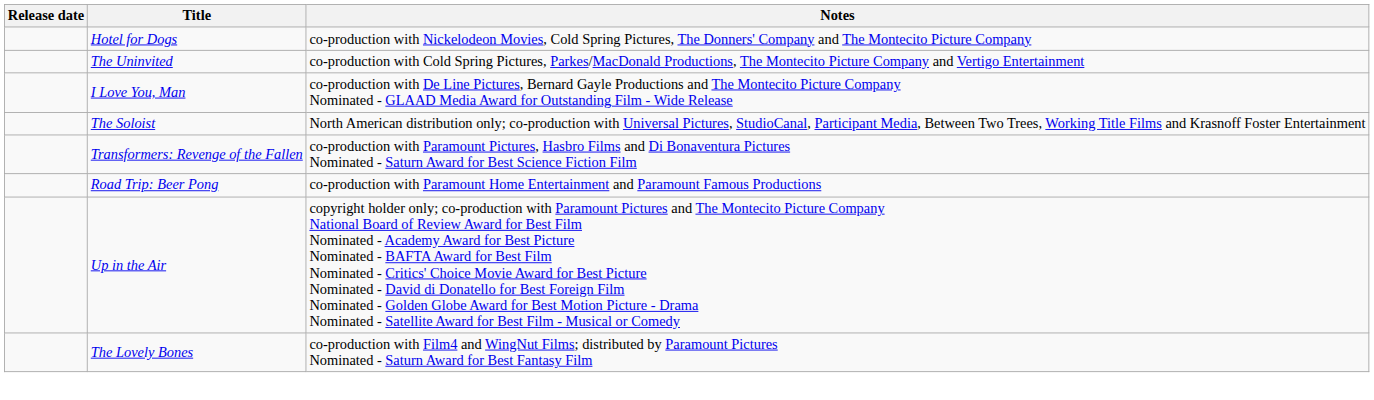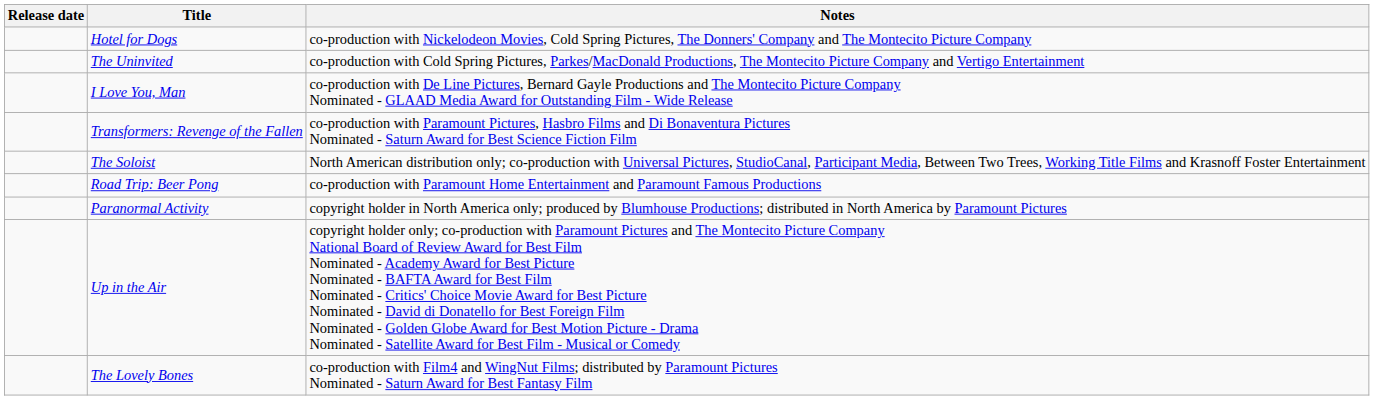rows swapped: (123, 123) <-> (197, 154)
+ row: (150, 208)
